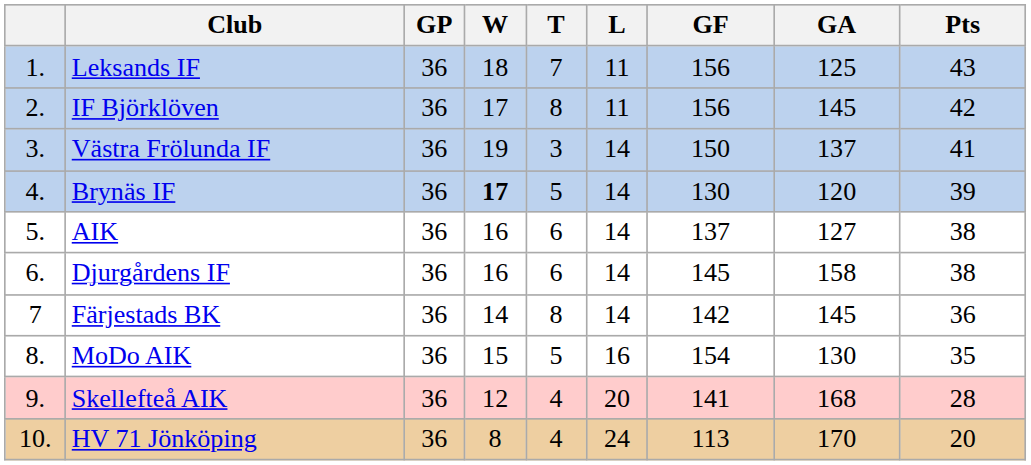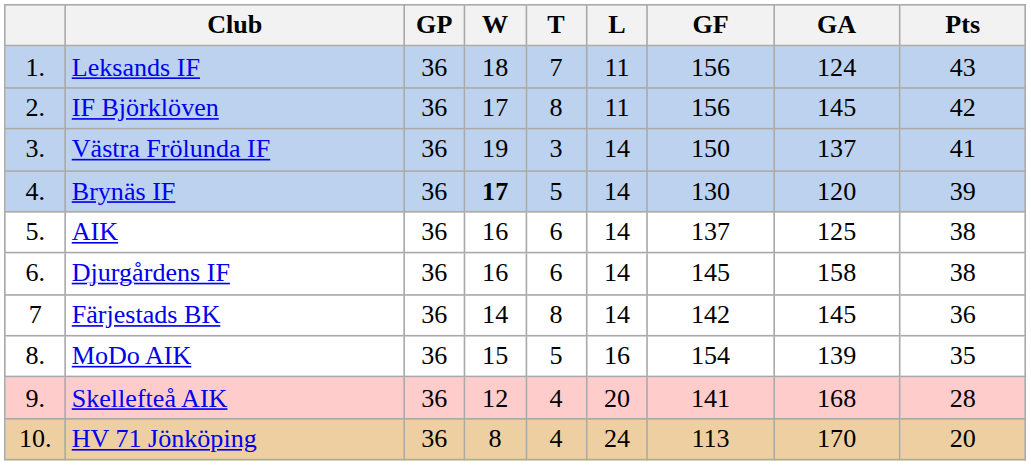(837, 66) 125 -> (837, 66) 124
(837, 231) 127 -> (837, 231) 125
(837, 356) 130 -> (837, 356) 139
